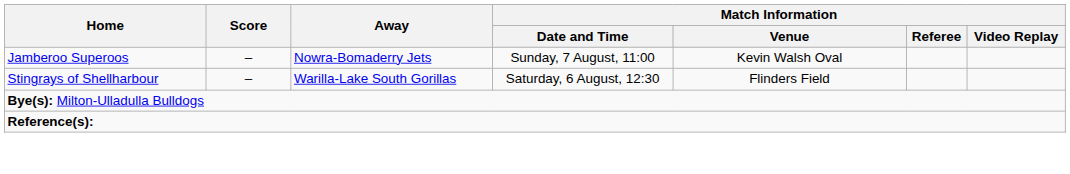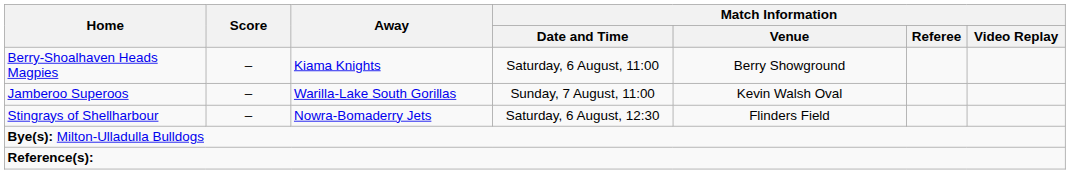+ row: (83, 65)
(363, 57) Nowra-Bomaderry Jets -> (375, 94) Warilla-Lake South Gorillas
(375, 79) Warilla-Lake South Gorillas -> (363, 115) Nowra-Bomaderry Jets
